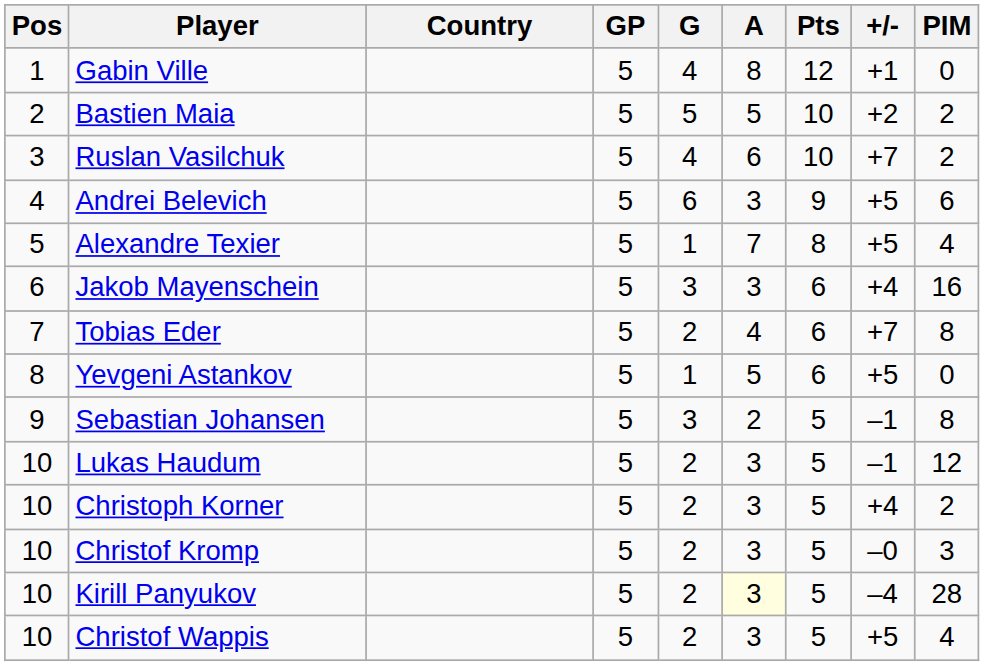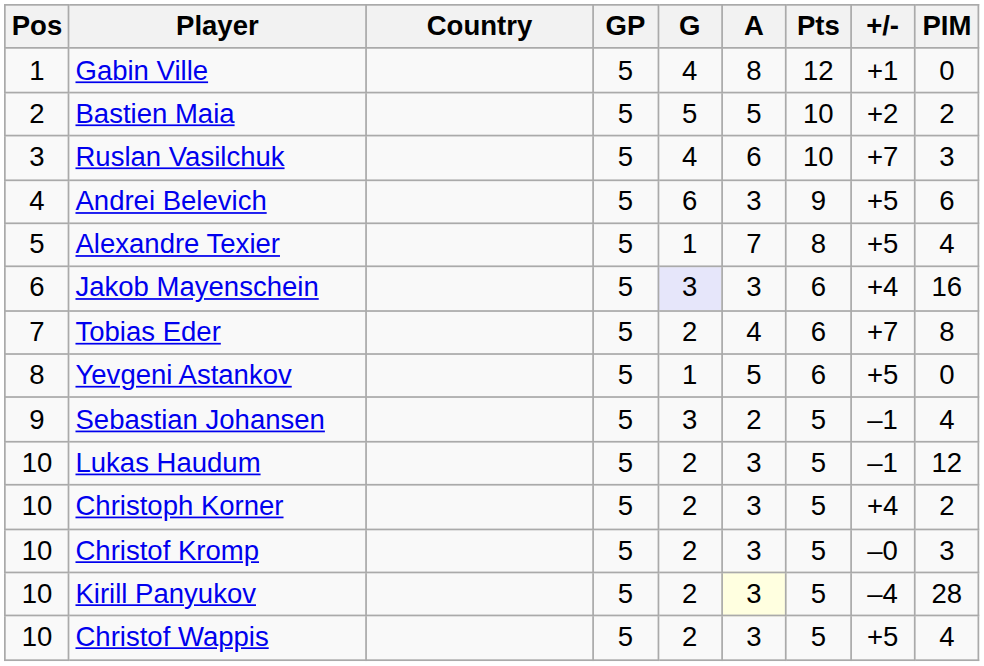(947, 157) 2 -> (947, 157) 3
(690, 288) no background -> (690, 288) lavender background
(947, 419) 8 -> (947, 419) 4
